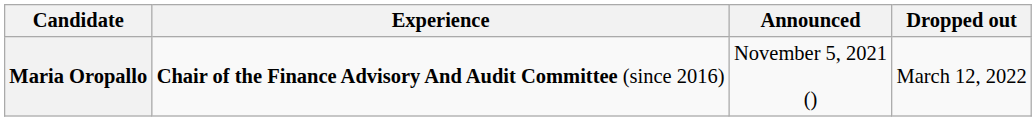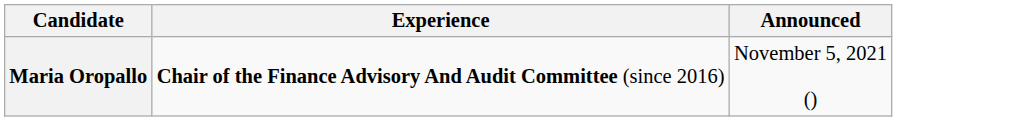- column: (962, 20)
